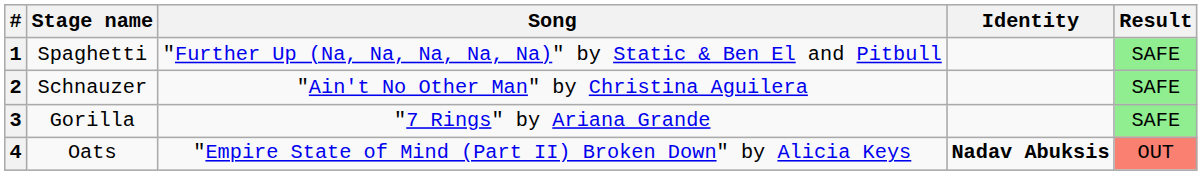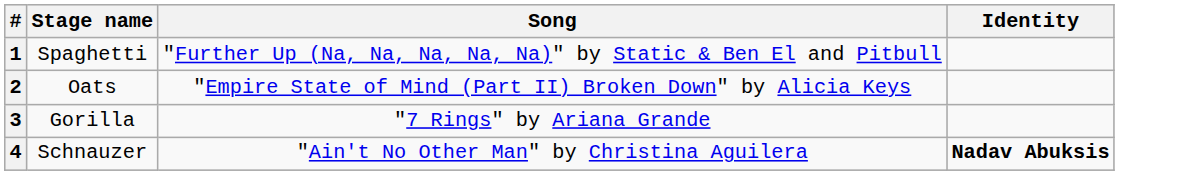- column: (1156, 21)
(92, 87) Schnauzer -> (92, 87) Oats
(552, 87) "Ain't No Other Man" by Christina Aguilera -> (552, 87) "Empire State of Mind (Part II) Broken Down" by Alicia Keys
(92, 154) Oats -> (92, 154) Schnauzer
(552, 154) "Empire State of Mind (Part II) Broken Down" by Alicia Keys -> (552, 154) "Ain't No Other Man" by Christina Aguilera
